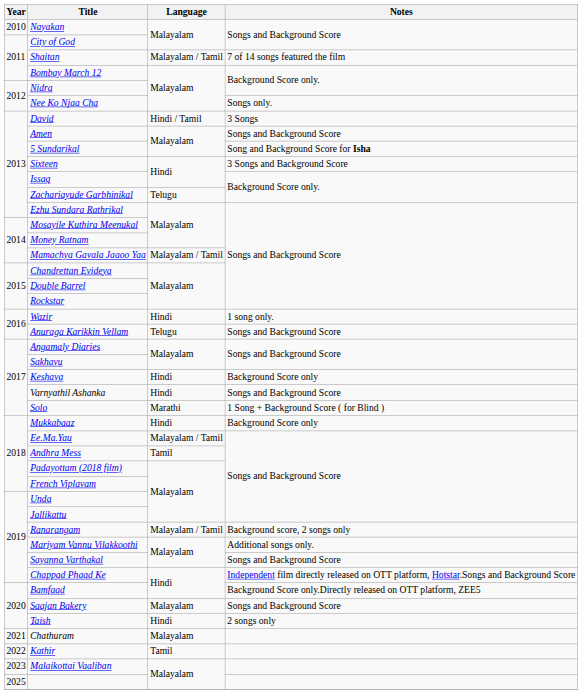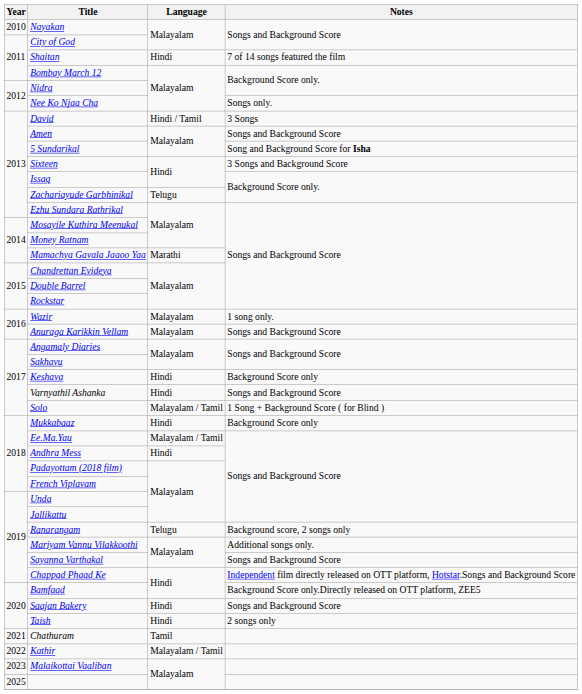(187, 57) Malayalam / Tamil -> (161, 57) Hindi
(187, 255) Malayalam / Tamil -> (165, 255) Marathi
(161, 316) Hindi -> (172, 316) Malayalam
(163, 331) Telugu -> (172, 331) Malayalam
(165, 407) Marathi -> (187, 407) Malayalam / Tamil
(161, 453) Tamil -> (161, 453) Hindi
(187, 529) Malayalam / Tamil -> (163, 529) Telugu
(172, 605) Malayalam -> (161, 605) Hindi
(172, 636) Malayalam -> (161, 636) Tamil
(161, 651) Tamil -> (187, 651) Malayalam / Tamil
